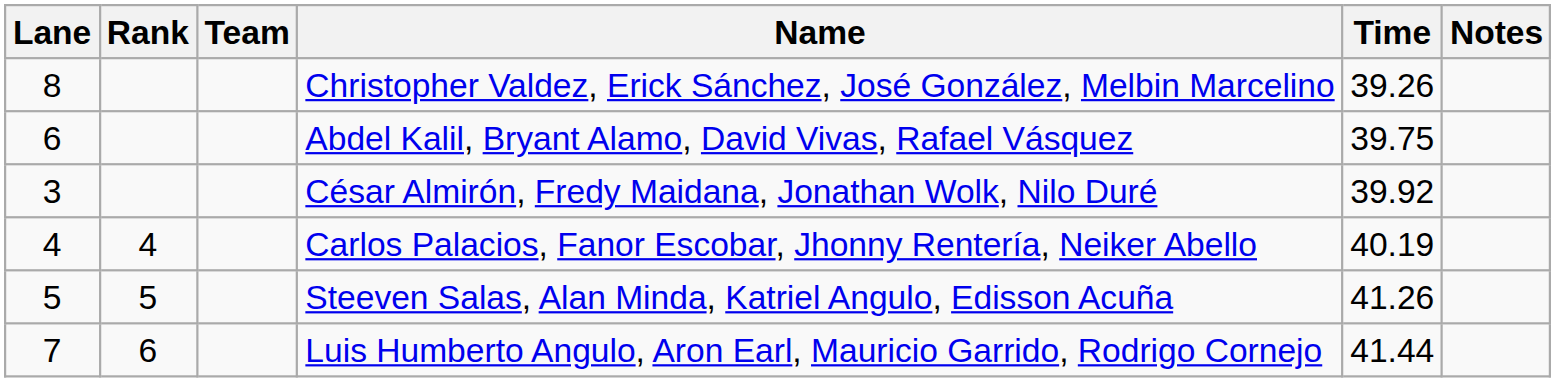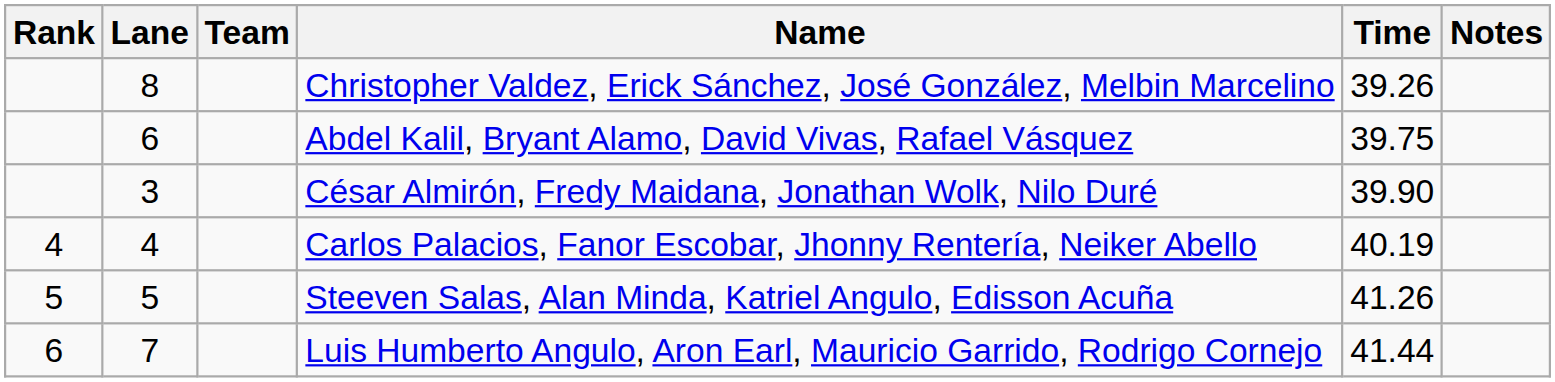columns swapped: (148, 32) <-> (52, 32)
(1392, 191) 39.92 -> (1392, 191) 39.90
